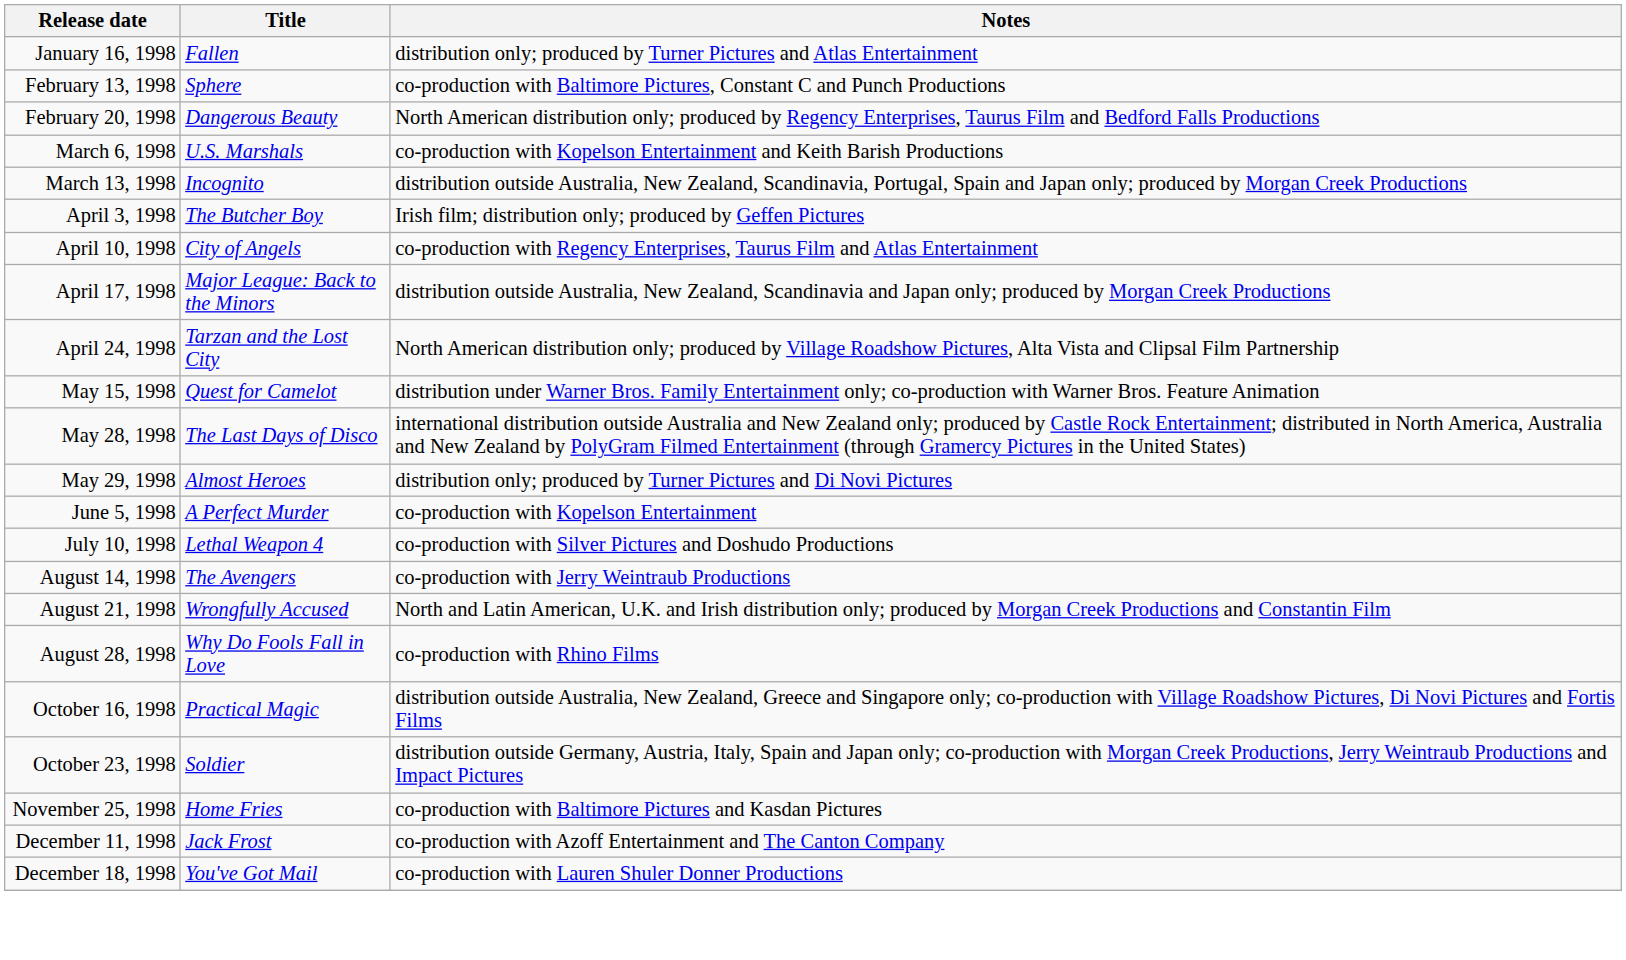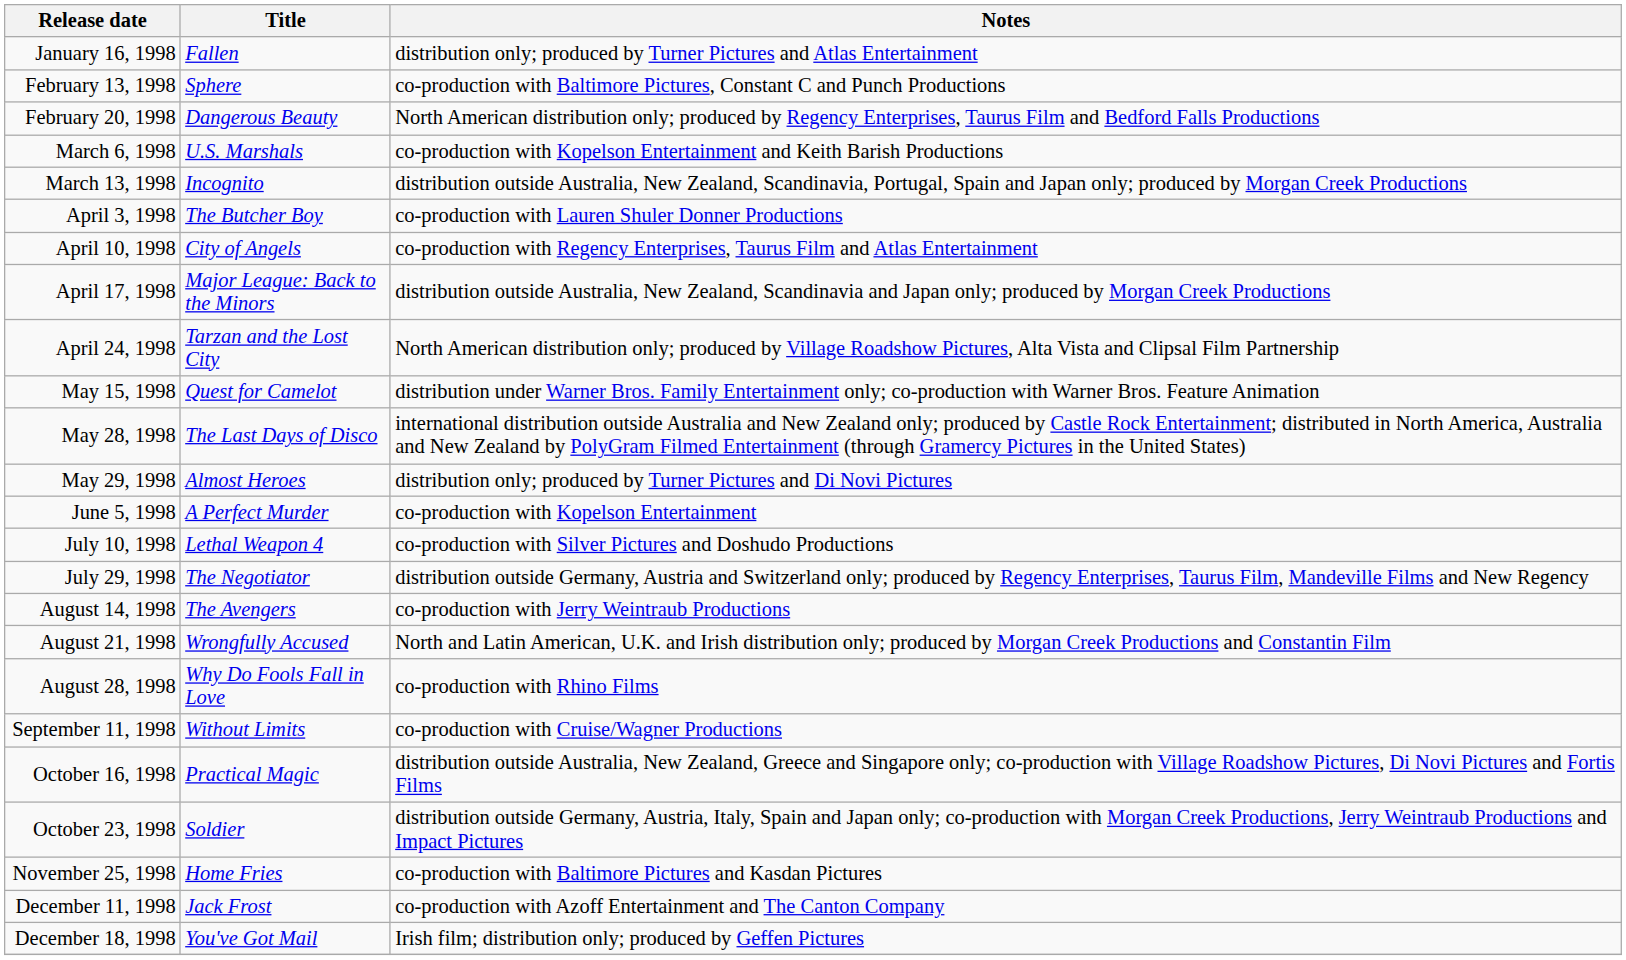(630, 215) Irish film; distribution only; produced by Geffen Pictures -> (619, 215) co-production with Lauren Shuler Donner Productions
+ row: (120, 577)
+ row: (94, 730)
(619, 873) co-production with Lauren Shuler Donner Productions -> (630, 938) Irish film; distribution only; produced by Geffen Pictures
